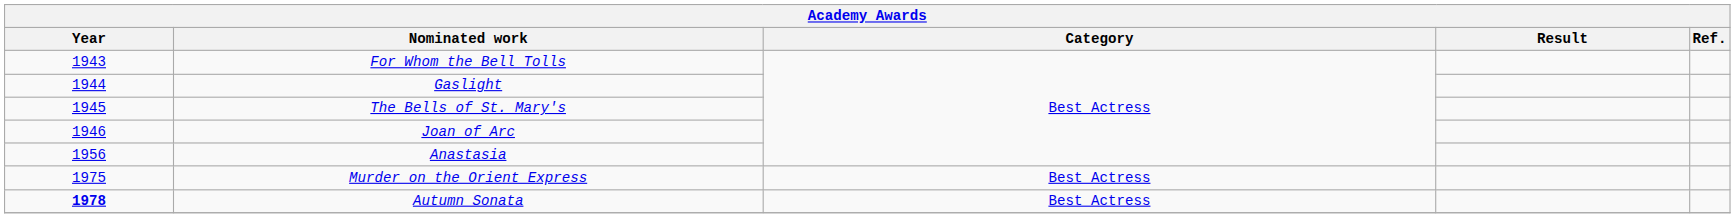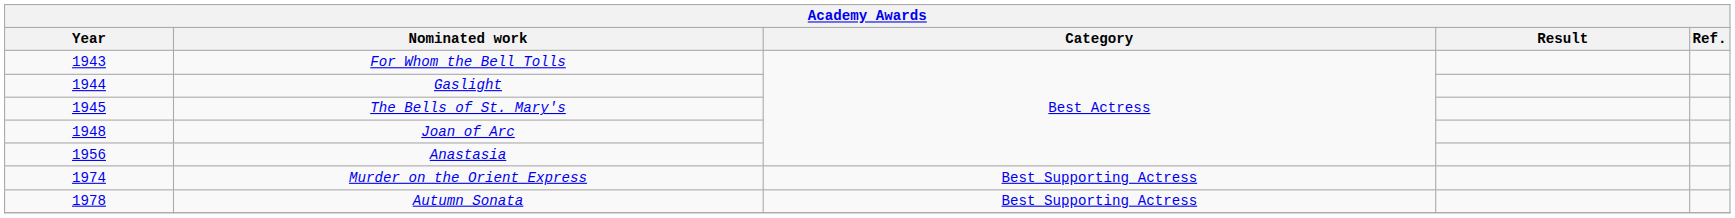(89, 132) 1946 -> (89, 132) 1948
(89, 178) 1975 -> (89, 178) 1974
(1099, 178) Best Actress -> (1099, 178) Best Supporting Actress
(89, 201) bold -> (89, 201) normal
(1099, 201) Best Actress -> (1099, 201) Best Supporting Actress
